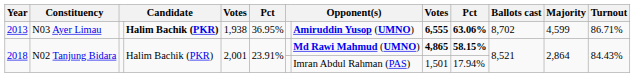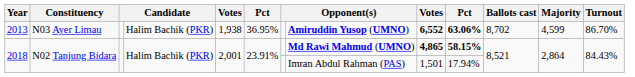(172, 30) bold -> (170, 30) normal
(437, 30) 6,555 -> (431, 30) 6,552
(607, 30) 86.71% -> (601, 30) 86.70%
